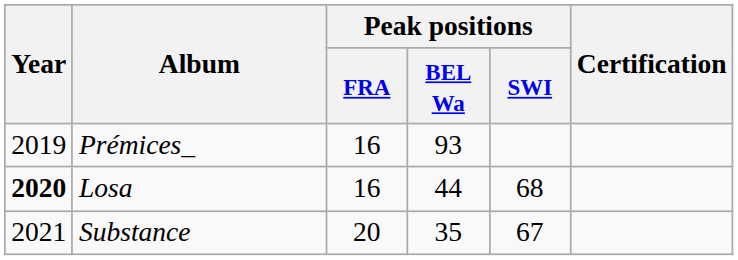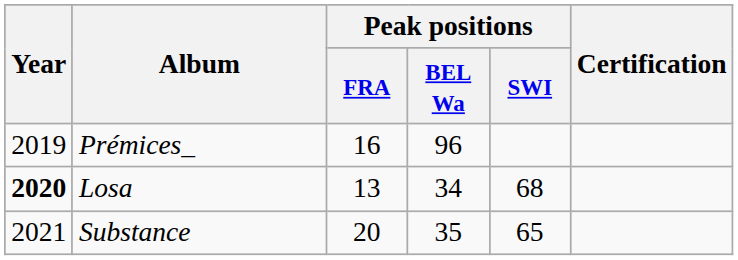(448, 144) 93 -> (448, 144) 96
(367, 188) 16 -> (367, 188) 13
(448, 188) 44 -> (448, 188) 34
(530, 231) 67 -> (530, 231) 65
